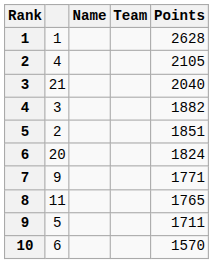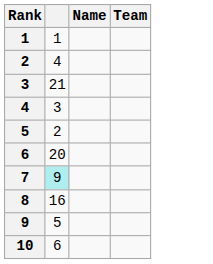- column: (180, 16)
(57, 178) no background -> (57, 178) paleturquoise background
(57, 201) 11 -> (57, 201) 16
